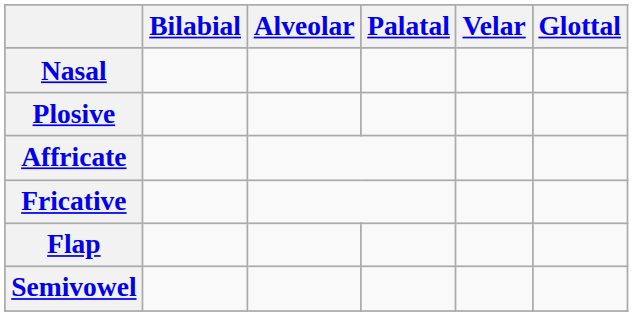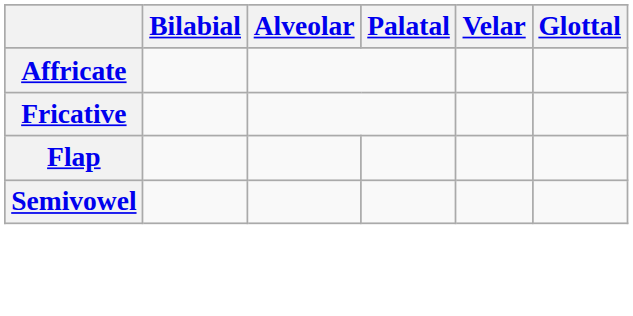- row: (74, 69)
- row: (74, 113)
